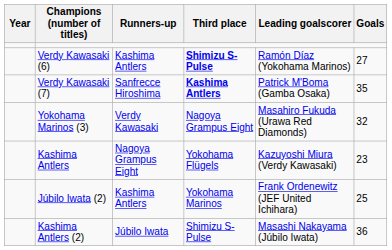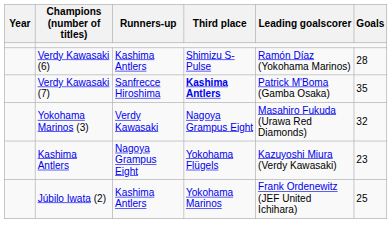(212, 61) bold -> (210, 61) normal
(362, 61) 27 -> (362, 61) 28
- row: (61, 232)
